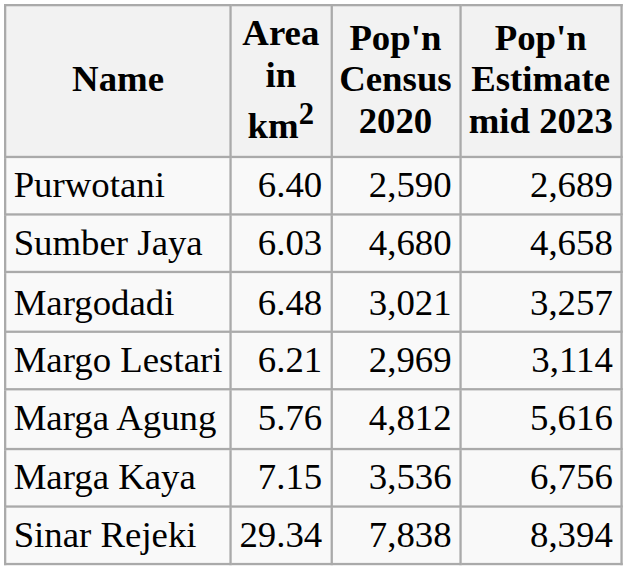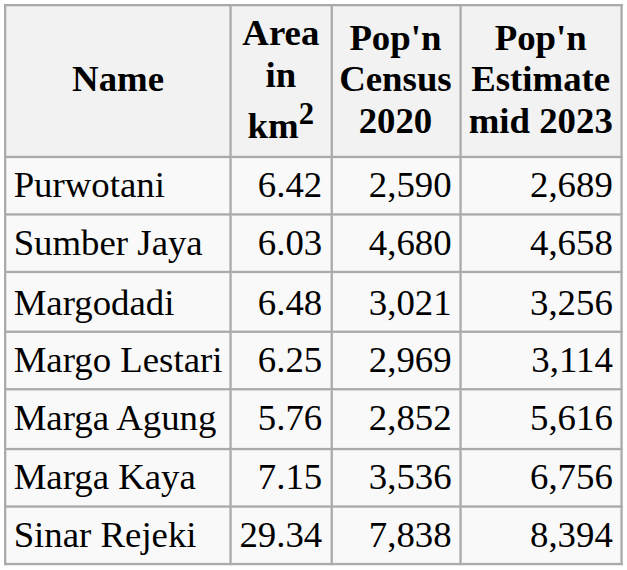(290, 184) 6.40 -> (290, 184) 6.42
(571, 301) 3,257 -> (571, 301) 3,256
(290, 359) 6.21 -> (290, 359) 6.25
(410, 418) 4,812 -> (410, 418) 2,852
